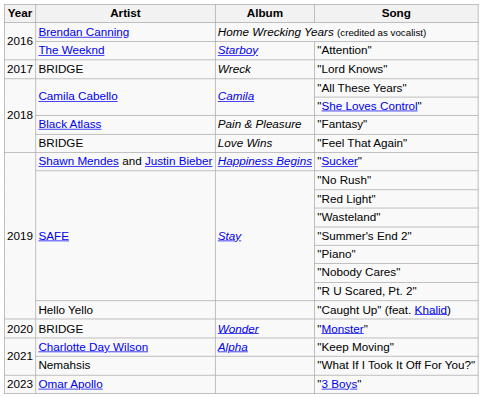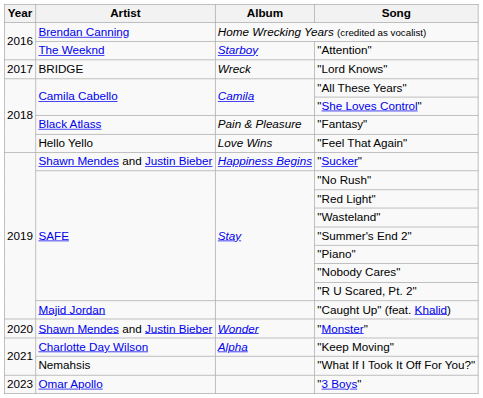(61, 143) BRIDGE -> (66, 143) Hello Yello
(66, 310) Hello Yello -> (72, 310) Majid Jordan
(61, 328) BRIDGE -> (125, 328) Shawn Mendes and Justin Bieber
